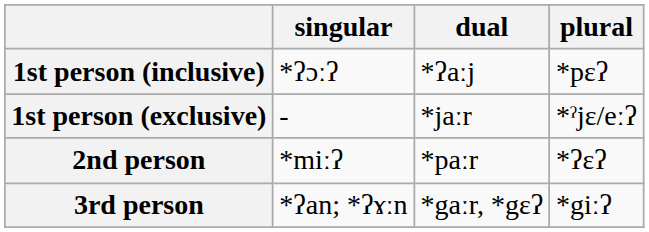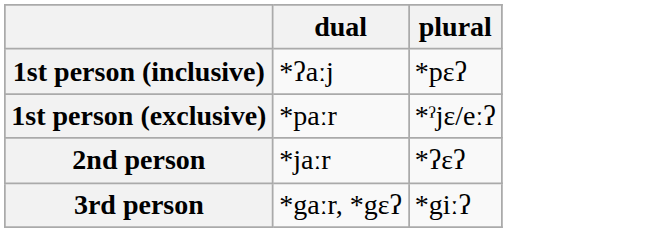- column: (343, 26)
(446, 115) *jaːr -> (308, 115) *paːr
(449, 159) *paːr -> (305, 159) *jaːr
